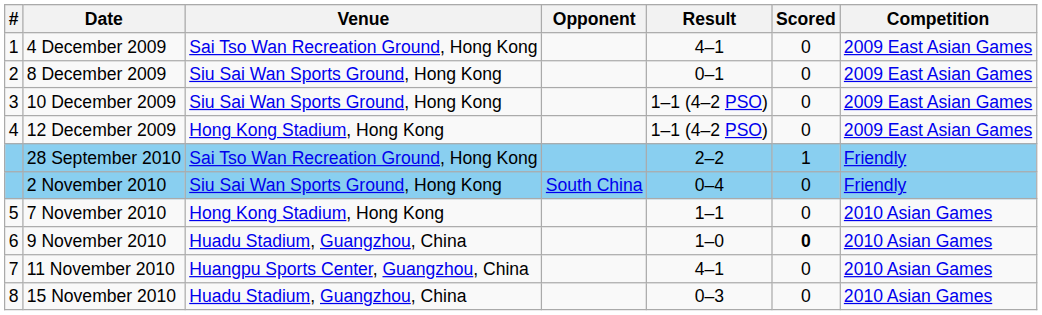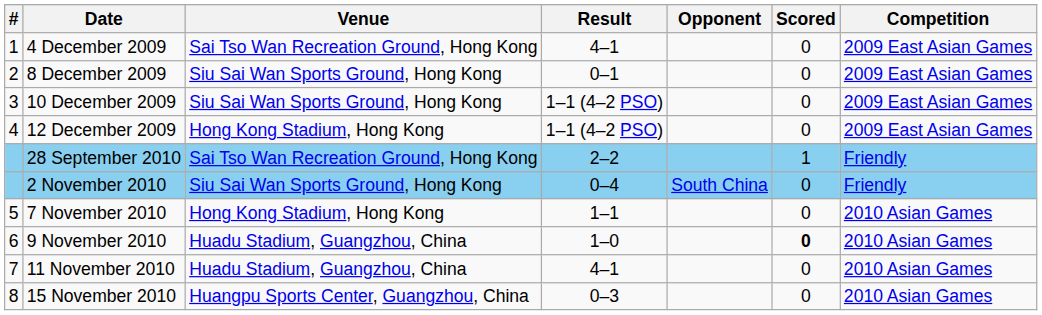columns swapped: (594, 19) <-> (709, 19)
(359, 269) Huangpu Sports Center, Guangzhou, China -> (328, 269) Huadu Stadium, Guangzhou, China
(328, 296) Huadu Stadium, Guangzhou, China -> (359, 296) Huangpu Sports Center, Guangzhou, China
